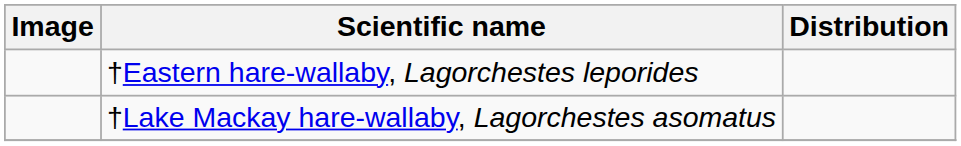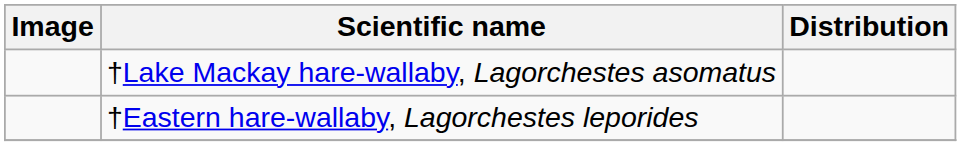rows swapped: (441, 117) <-> (403, 72)
